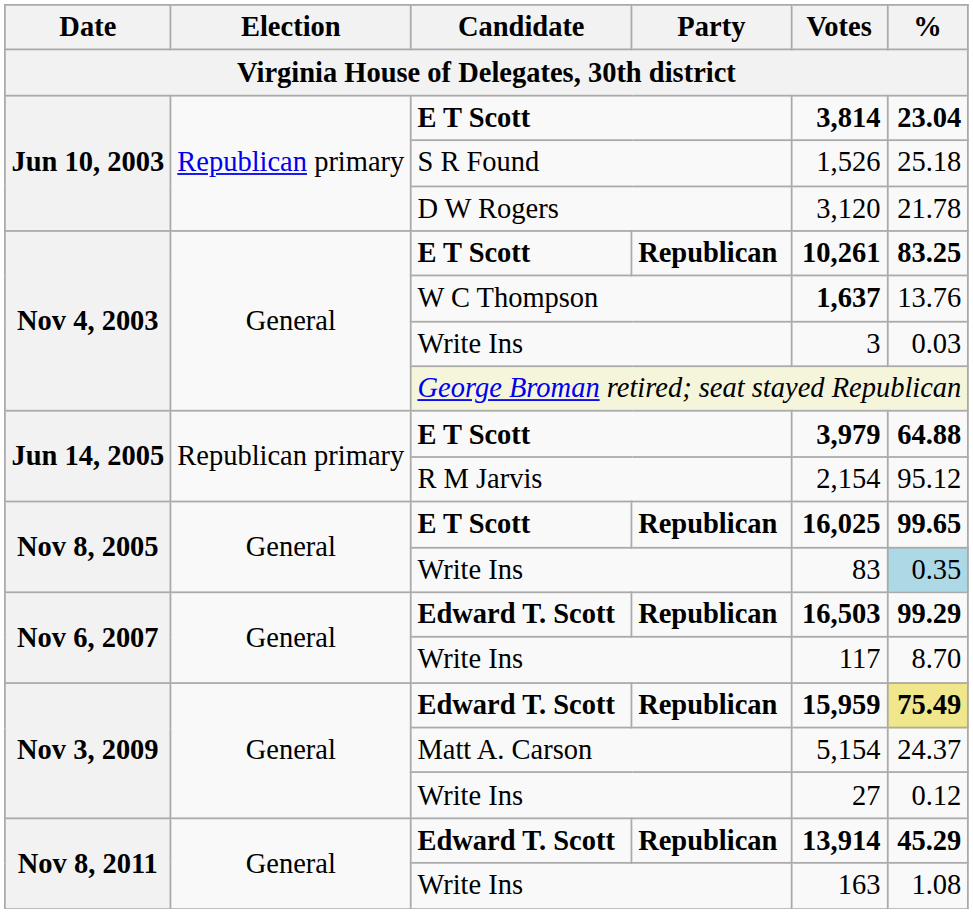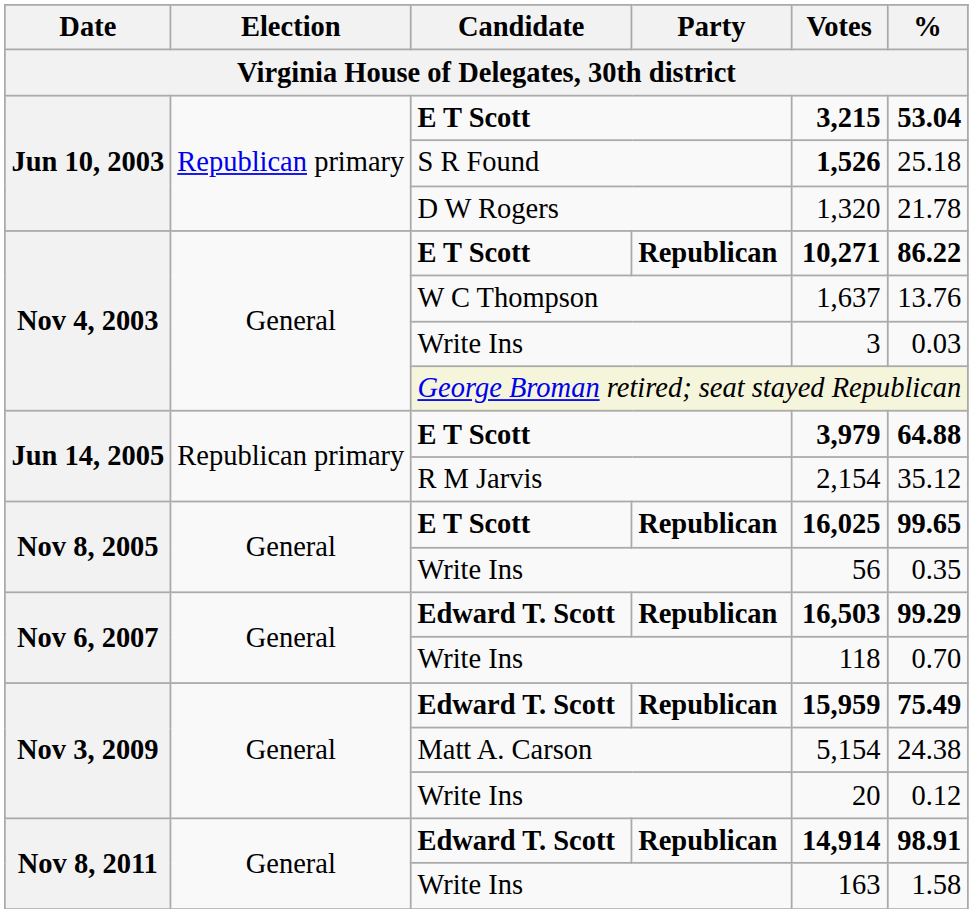(848, 117) 3,814 -> (848, 117) 3,215
(929, 117) 23.04 -> (929, 117) 53.04
(848, 162) normal -> (848, 162) bold
(848, 207) 3,120 -> (848, 207) 1,320
(841, 252) 10,261 -> (841, 252) 10,271
(929, 252) 83.25 -> (929, 252) 86.22
(848, 298) bold -> (848, 298) normal
(929, 478) 95.12 -> (929, 478) 35.12
(866, 569) 83 -> (866, 569) 56
(936, 569) lightblue background -> (936, 569) no background
(860, 659) 117 -> (860, 659) 118
(936, 659) 8.70 -> (936, 659) 0.70
(929, 704) khaki background -> (929, 704) no background
(929, 749) 24.37 -> (929, 749) 24.38
(866, 794) 27 -> (866, 794) 20
(841, 840) 13,914 -> (841, 840) 14,914
(929, 840) 45.29 -> (929, 840) 98.91
(936, 885) 1.08 -> (936, 885) 1.58
